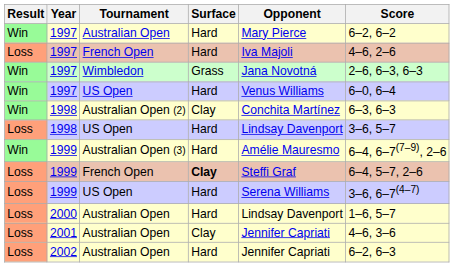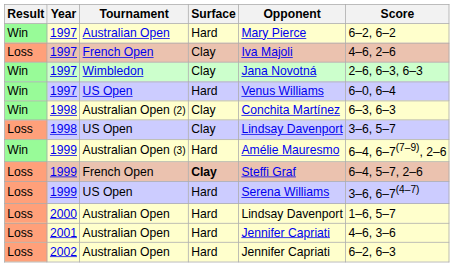(204, 52) Hard -> (203, 52) Clay
(207, 71) Grass -> (203, 71) Clay
(204, 129) Hard -> (203, 129) Clay
(203, 232) Clay -> (204, 232) Hard
